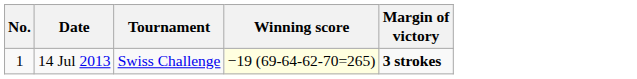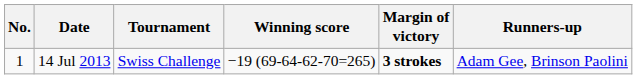+ column: (542, 26)
(302, 61) lightyellow background -> (302, 61) no background
